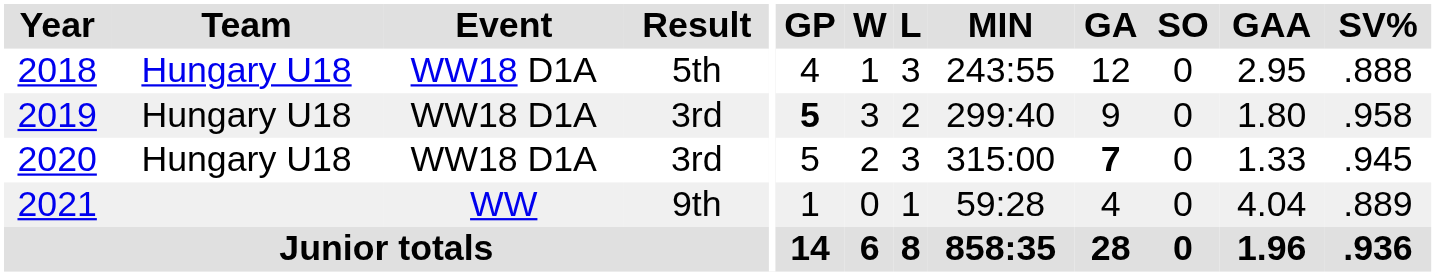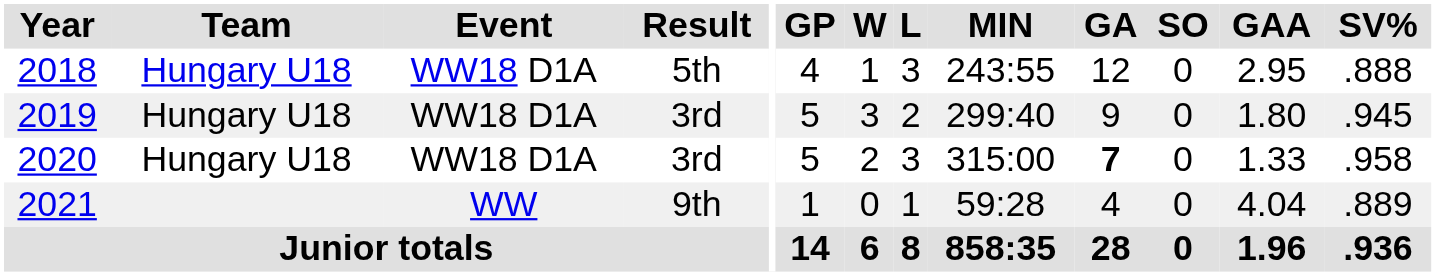(810, 114) bold -> (810, 114) normal
(1378, 114) .958 -> (1378, 114) .945
(1378, 159) .945 -> (1378, 159) .958
